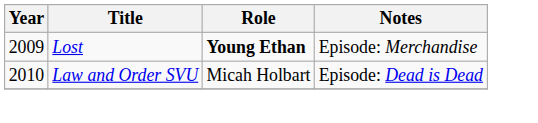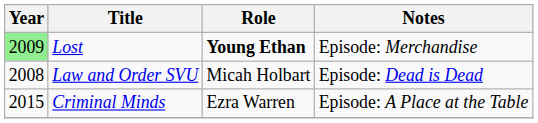(26, 46) no background -> (26, 46) lightgreen background
(26, 74) 2010 -> (26, 74) 2008
+ row: (109, 103)
